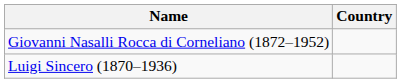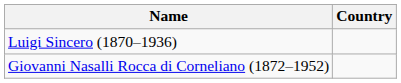rows swapped: (169, 41) <-> (93, 66)
